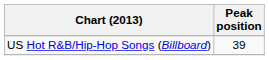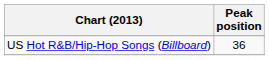(239, 45) 39 -> (239, 45) 36
